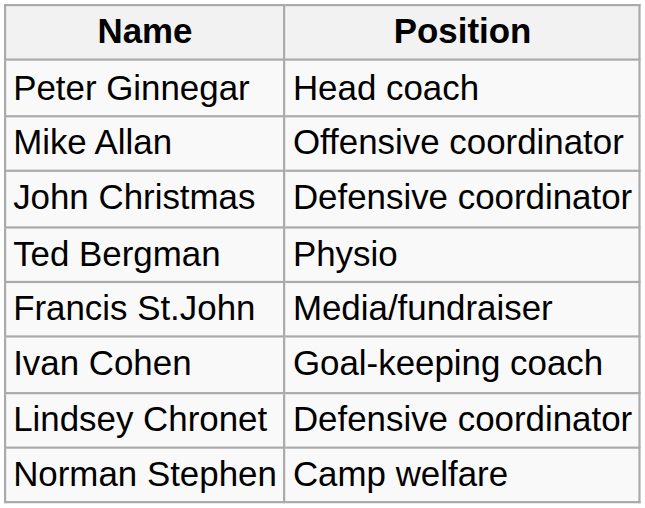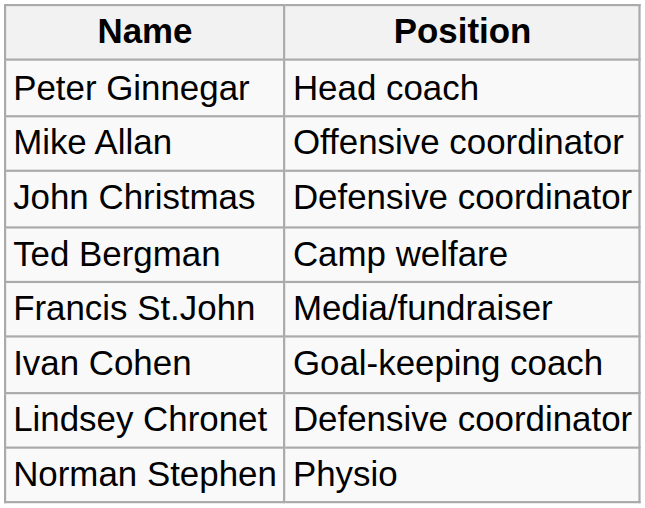(345, 253) Physio -> (401, 253) Camp welfare
(401, 474) Camp welfare -> (345, 474) Physio
